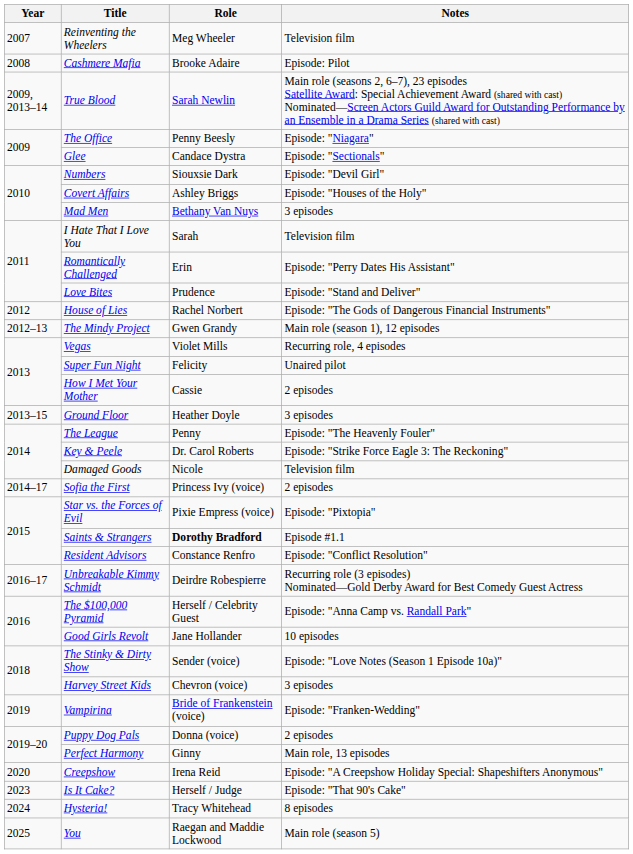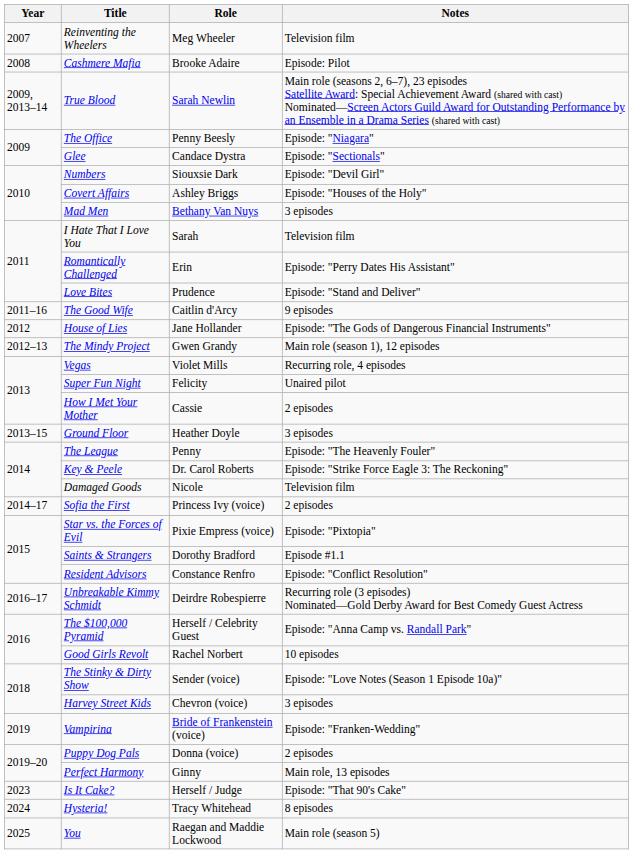+ row: (98, 310)
(207, 310) Rachel Norbert -> (207, 328) Jane Hollander
(217, 537) bold -> (214, 555) normal
(207, 636) Jane Hollander -> (207, 654) Rachel Norbert
- row: (90, 772)
